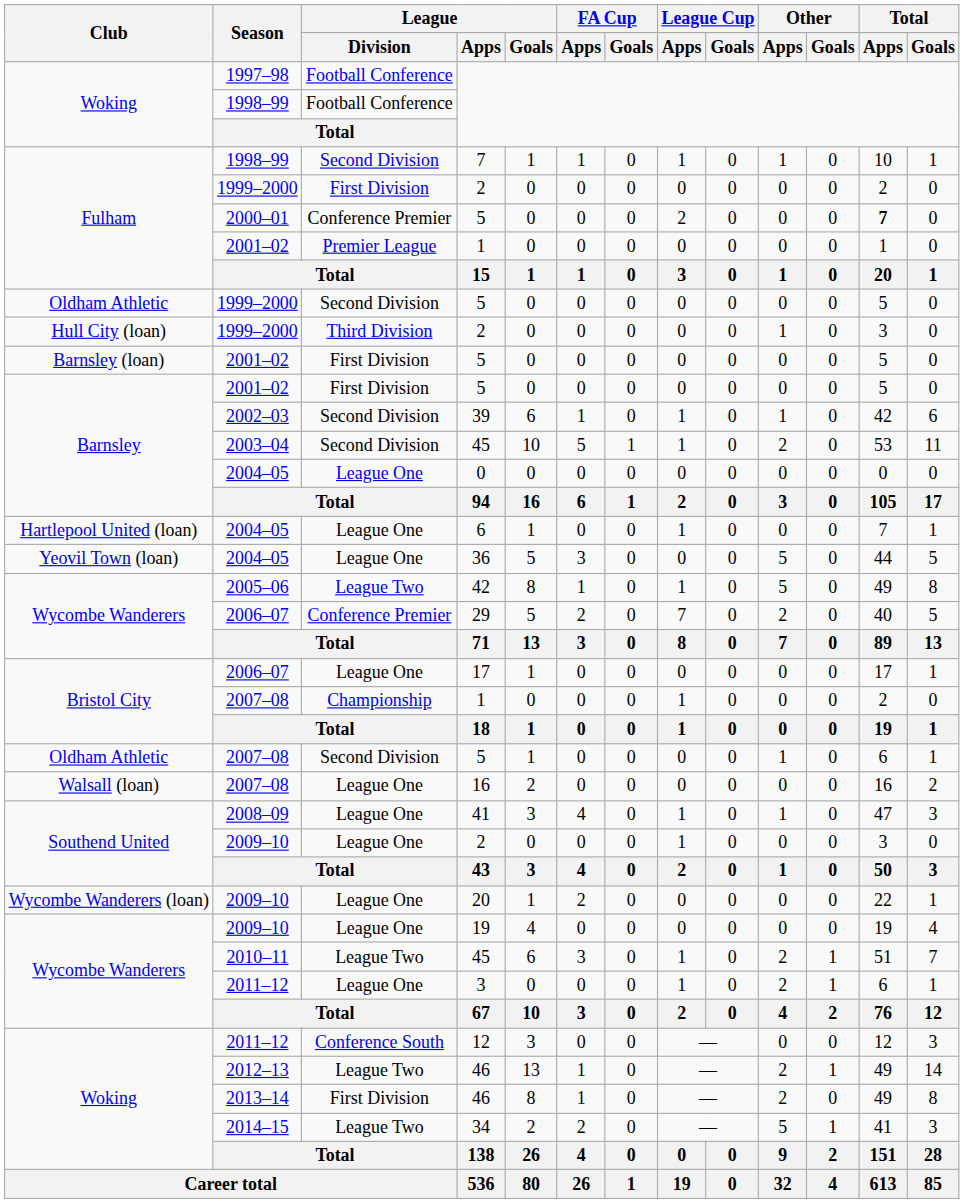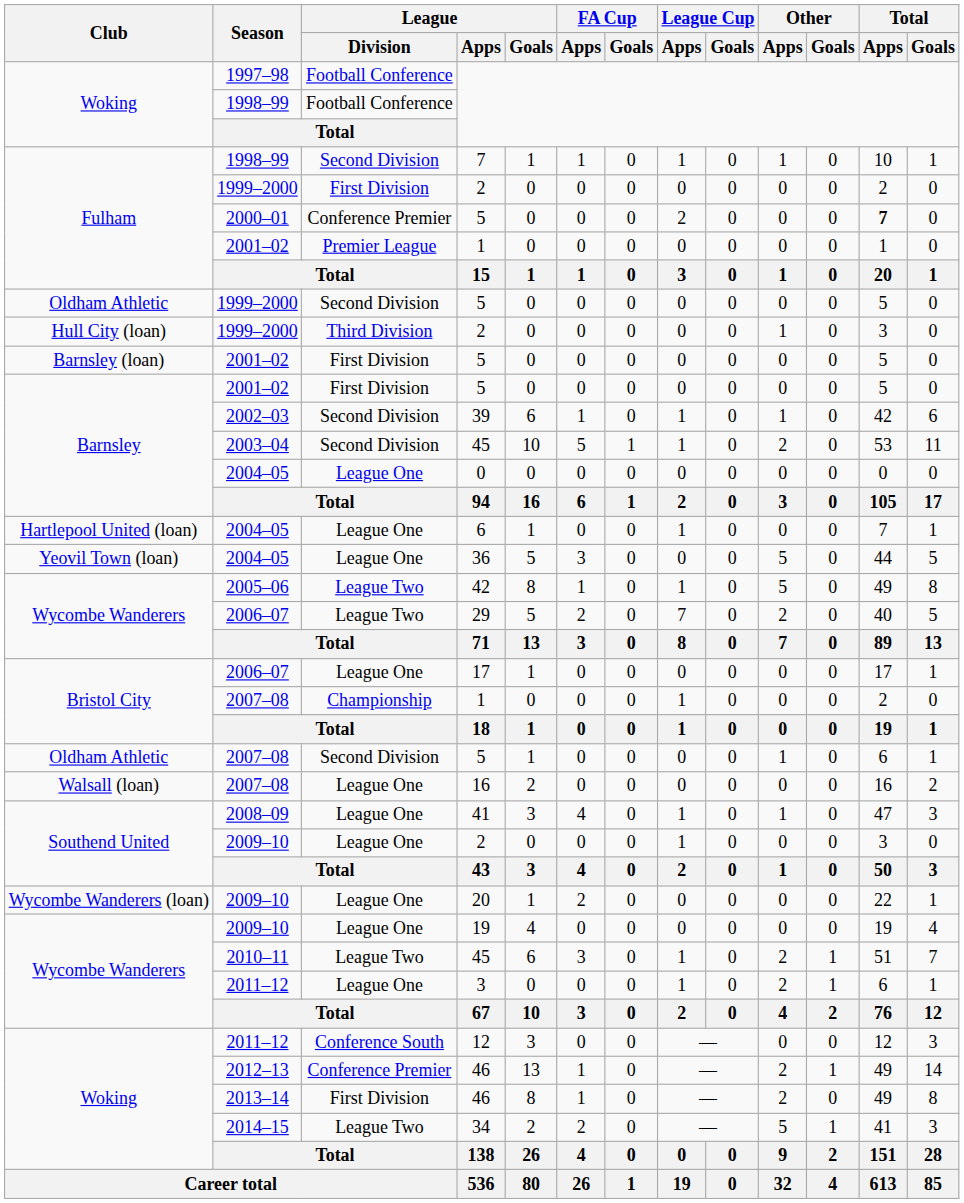(379, 615) Conference Premier -> (379, 615) League Two
(379, 1070) League Two -> (379, 1070) Conference Premier
